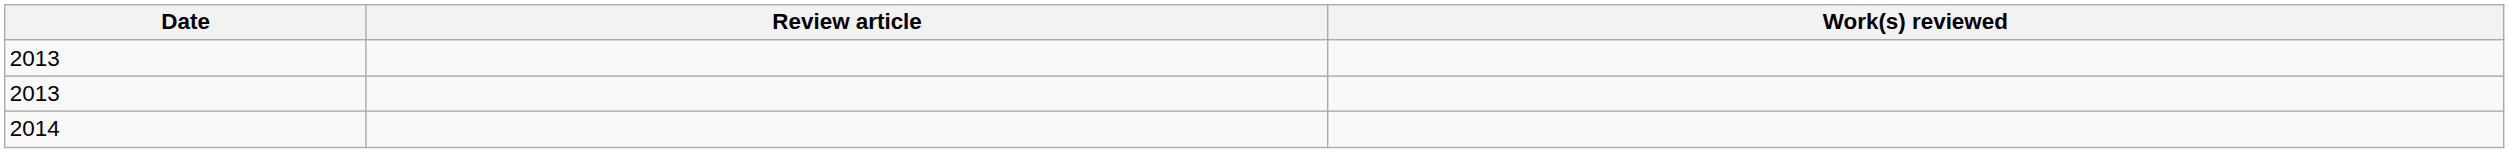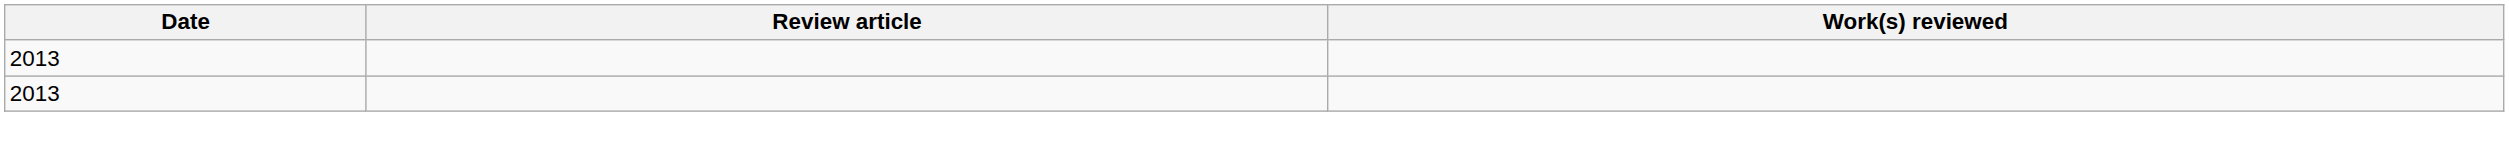- row: (35, 128)
